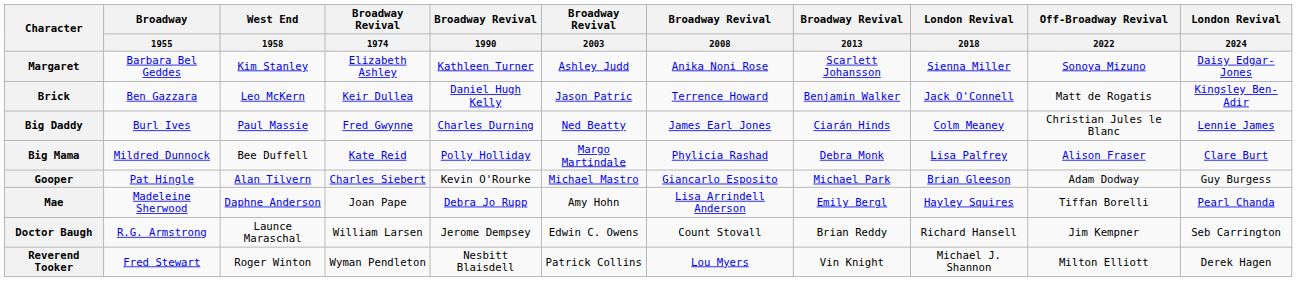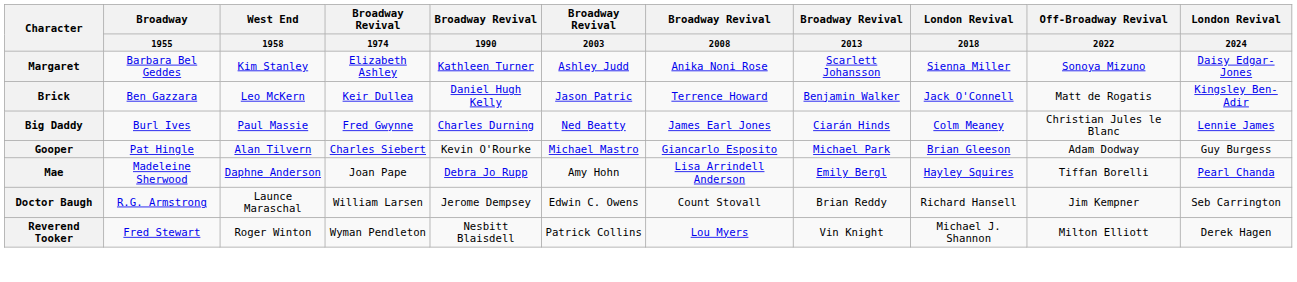- row: (54, 155)
